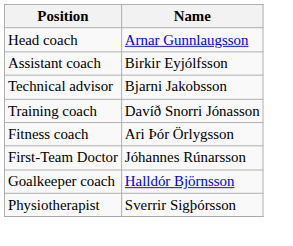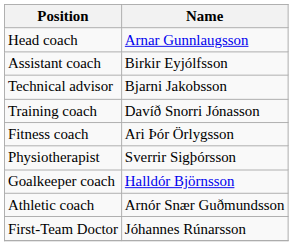rows swapped: (63, 157) <-> (54, 205)
+ row: (51, 205)
